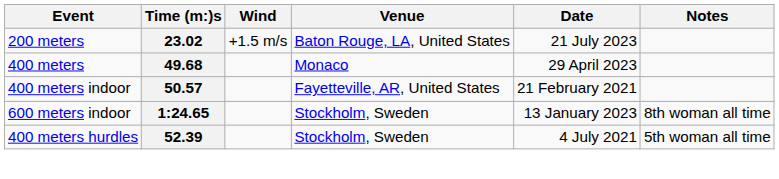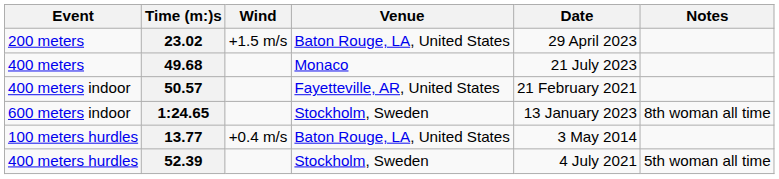(594, 40) 21 July 2023 -> (593, 40) 29 April 2023
(593, 64) 29 April 2023 -> (594, 64) 21 July 2023
+ row: (183, 137)
